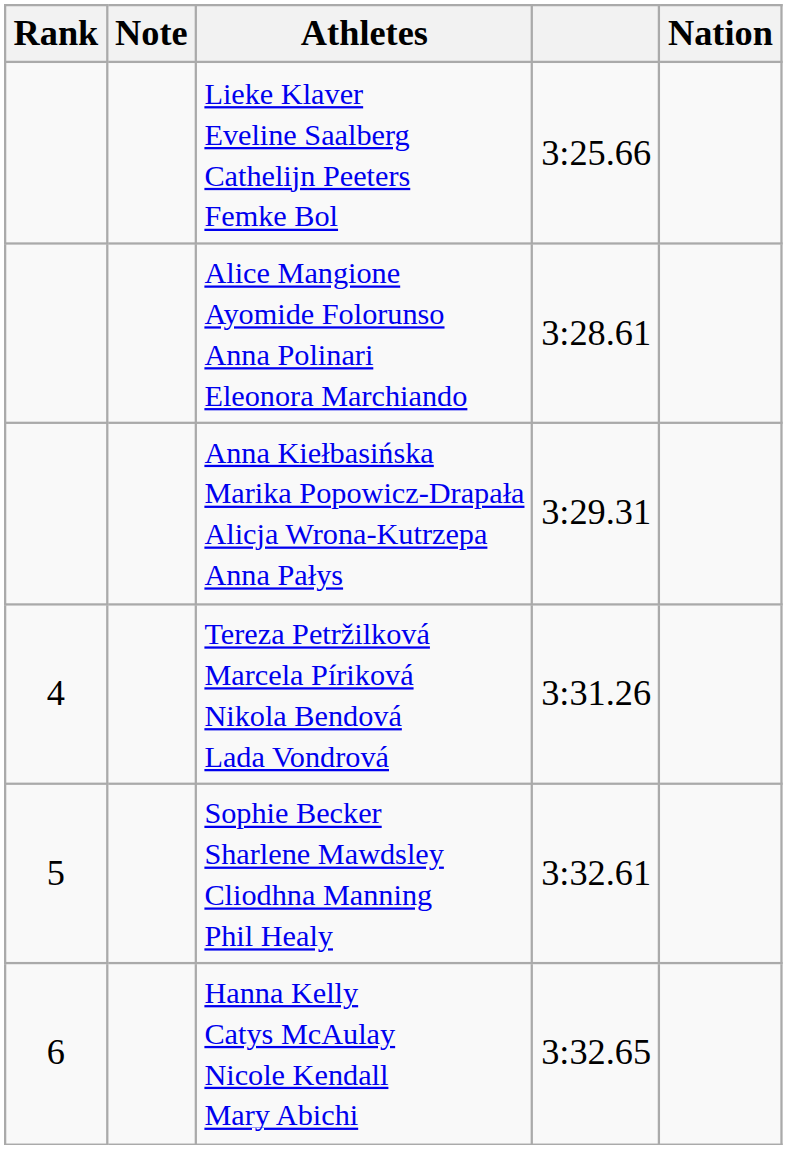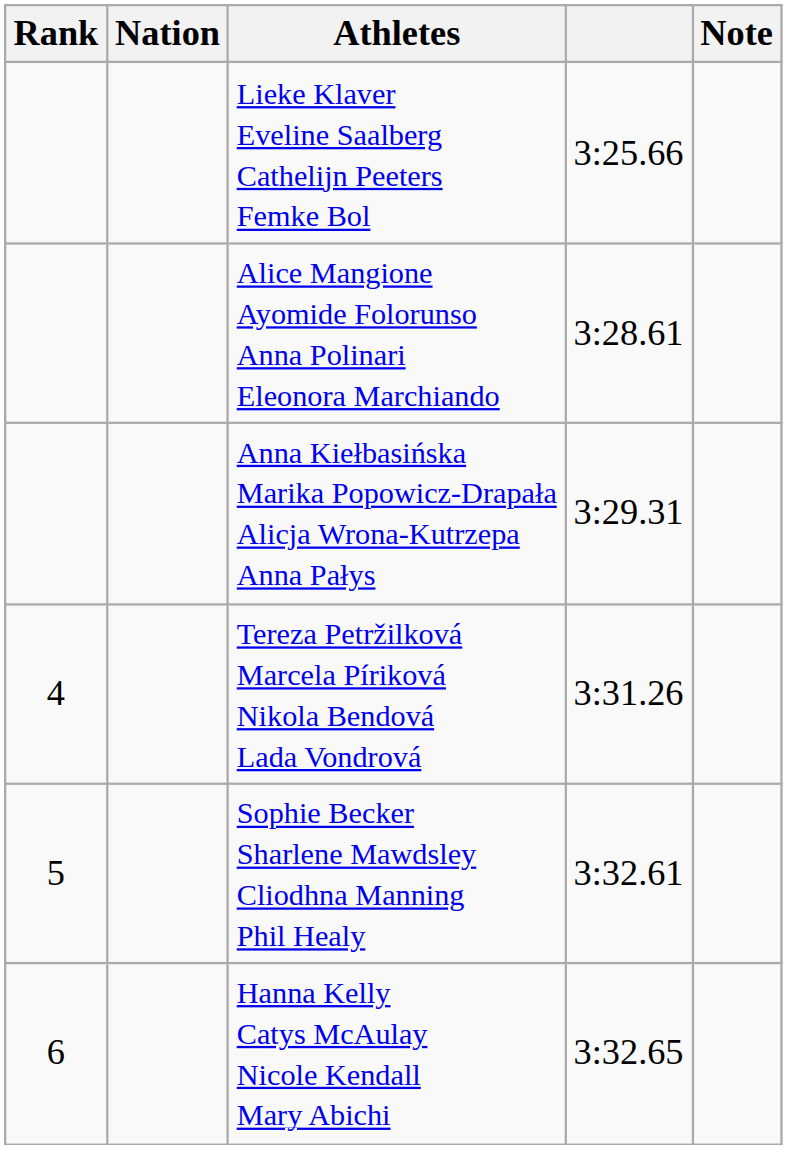columns swapped: (720, 33) <-> (151, 33)
